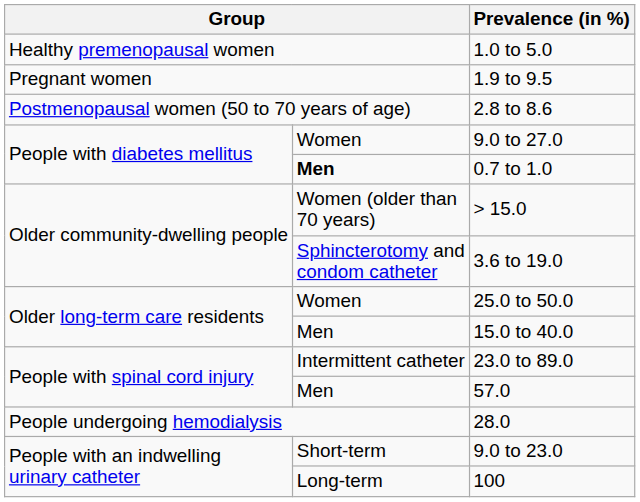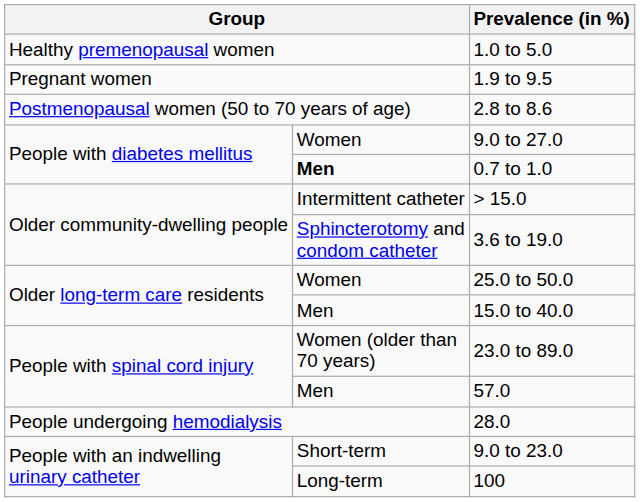(377, 209) Women (older than 70 years) -> (381, 199) Intermittent catheter
(381, 361) Intermittent catheter -> (377, 350) Women (older than 70 years)
